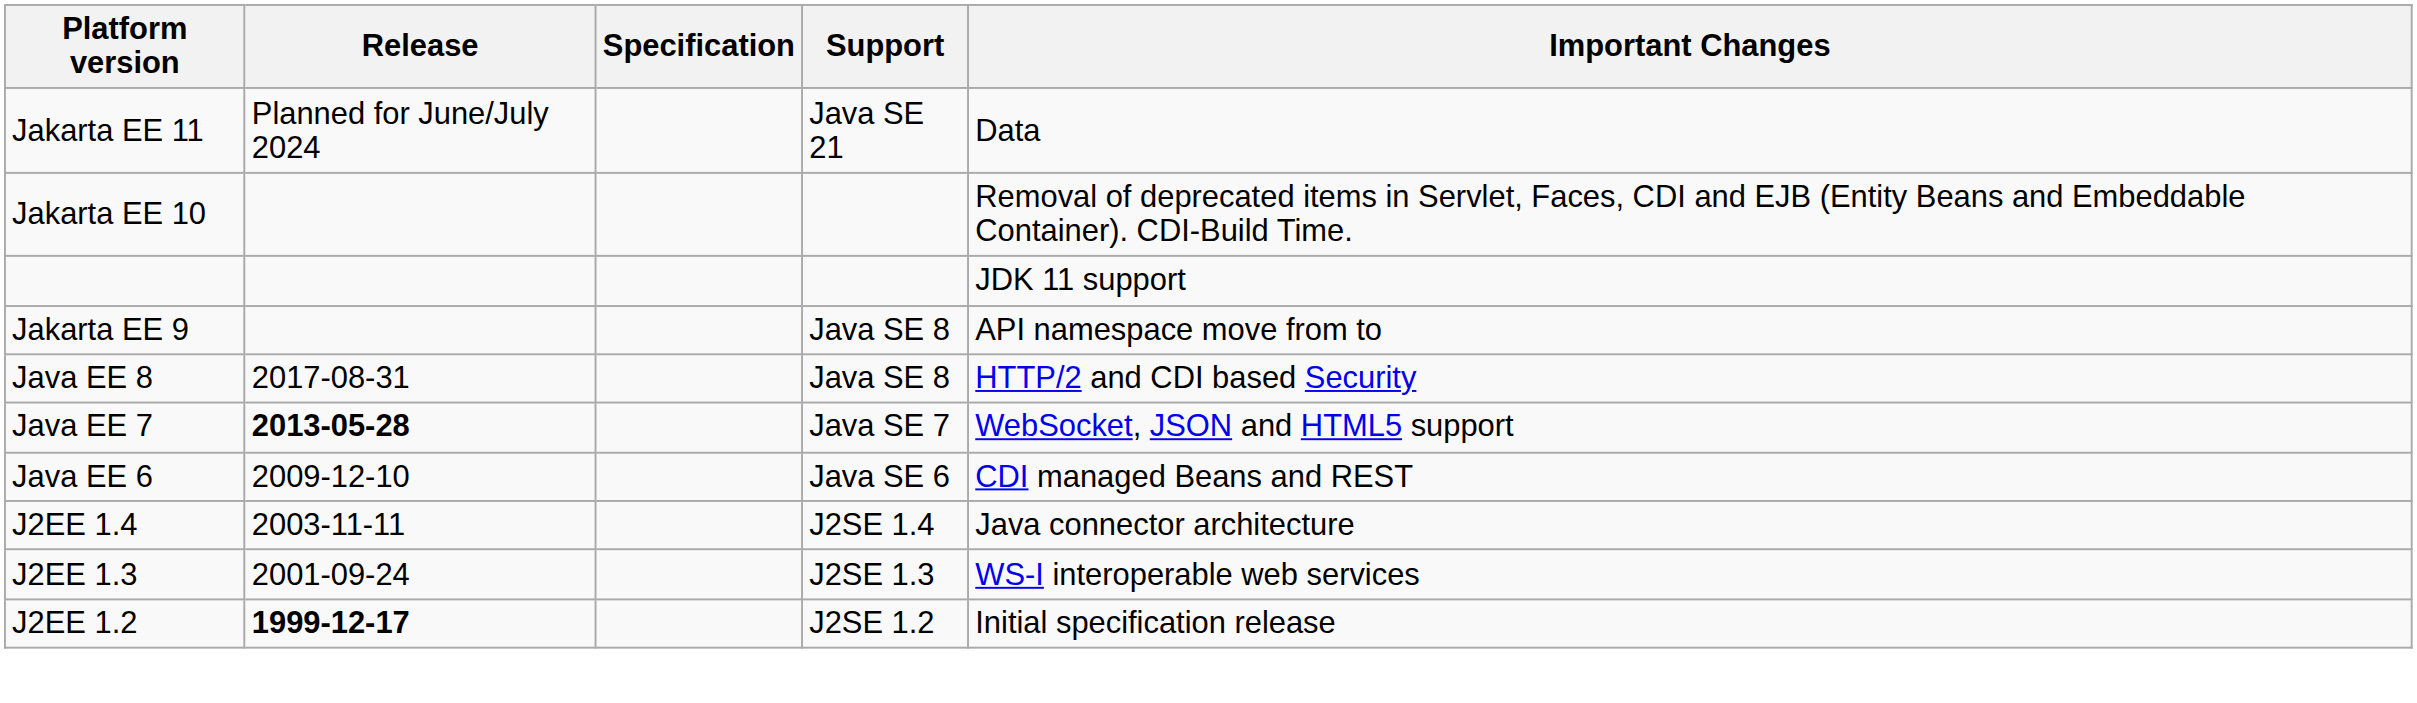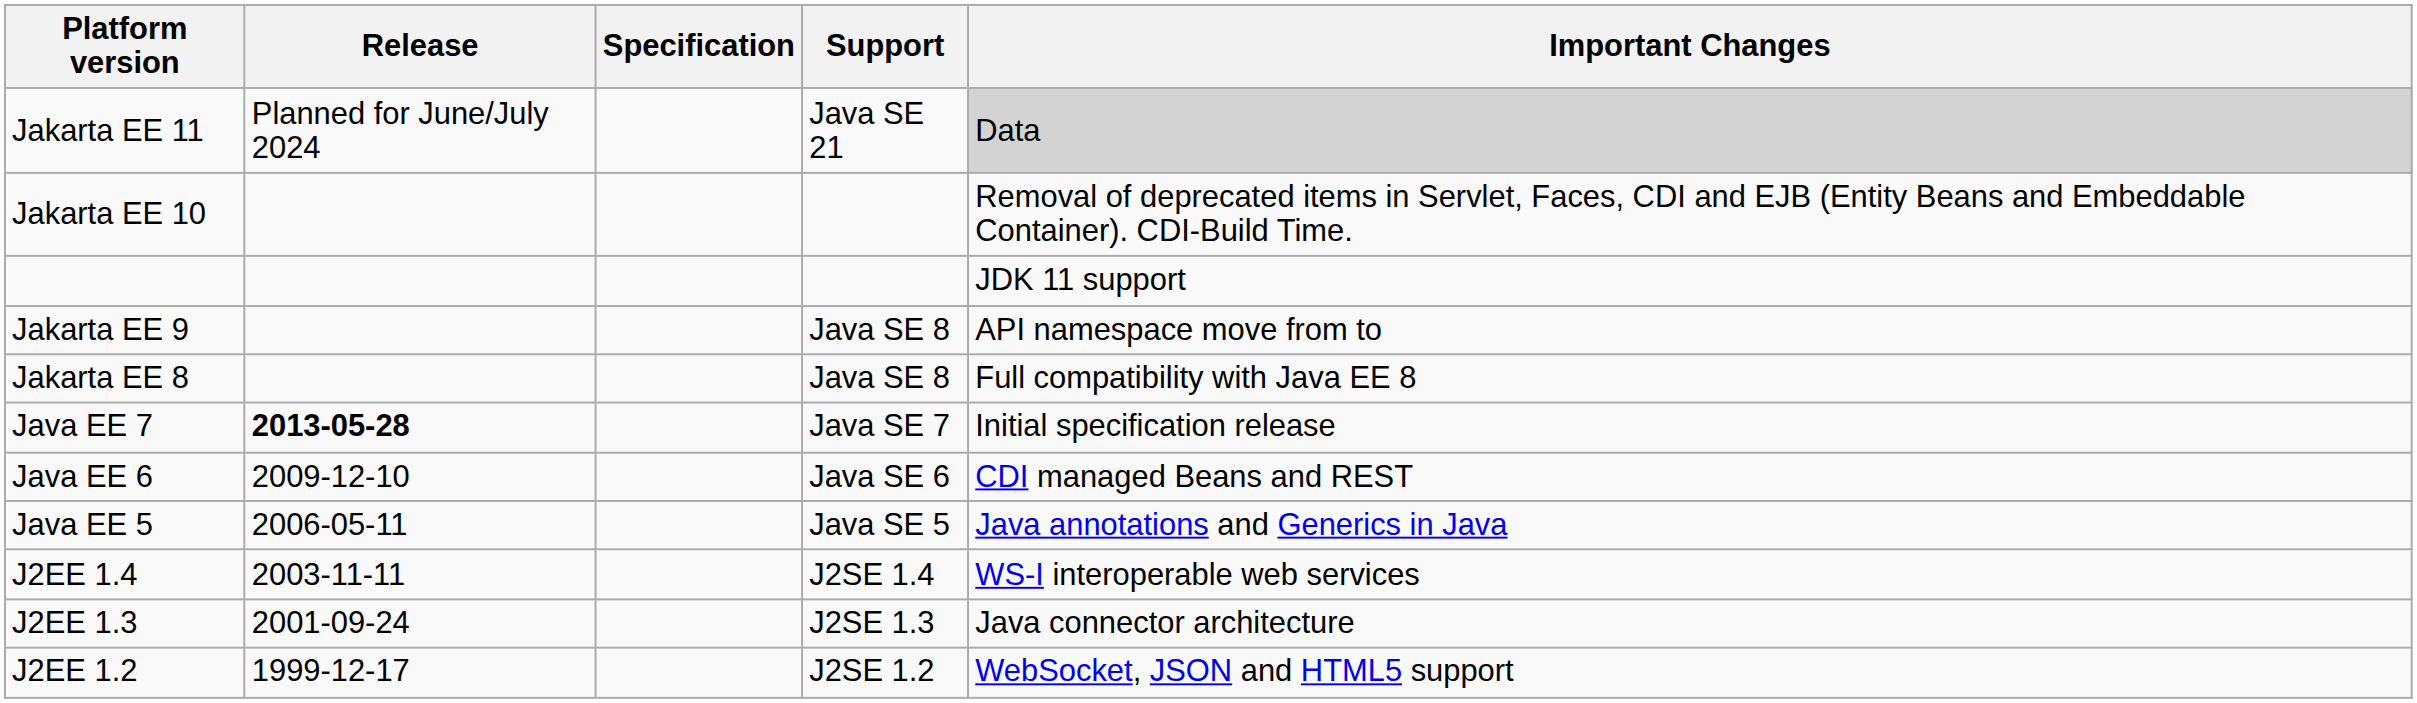(1008, 130) no background -> (1008, 130) lightgrey background
+ row: (100, 378)
- row: (82, 378)
(1244, 427) WebSocket, JSON and HTML5 support -> (1156, 427) Initial specification release
+ row: (82, 524)
(1165, 524) Java connector architecture -> (1198, 573) WS-I interoperable web services
(1198, 573) WS-I interoperable web services -> (1165, 622) Java connector architecture
(331, 622) bold -> (331, 671) normal
(1156, 622) Initial specification release -> (1244, 671) WebSocket, JSON and HTML5 support
